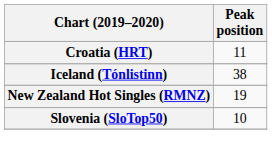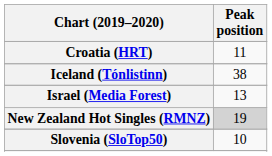+ row: (109, 96)
(240, 96) no background -> (240, 118) lightgrey background
